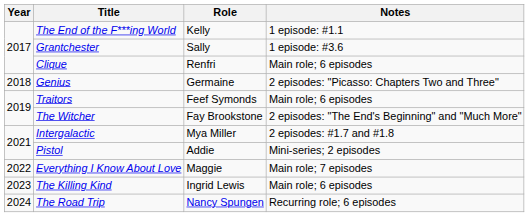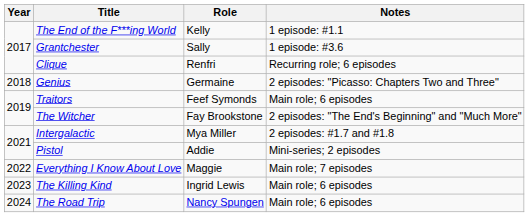(321, 64) Main role; 6 episodes -> (332, 64) Recurring role; 6 episodes
(332, 202) Recurring role; 6 episodes -> (321, 202) Main role; 6 episodes
